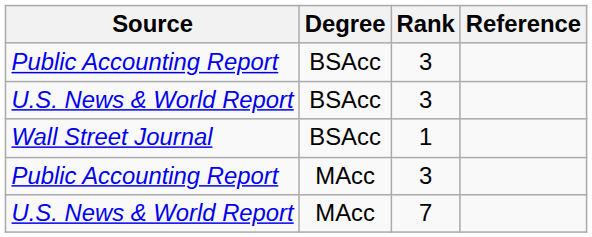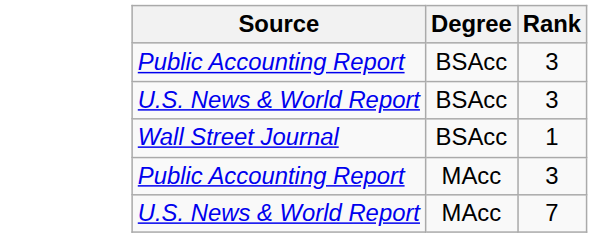- column: (523, 24)
